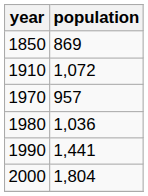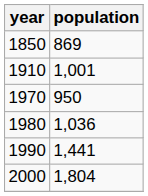(75, 71) 1,072 -> (75, 71) 1,001
(68, 97) 957 -> (68, 97) 950
